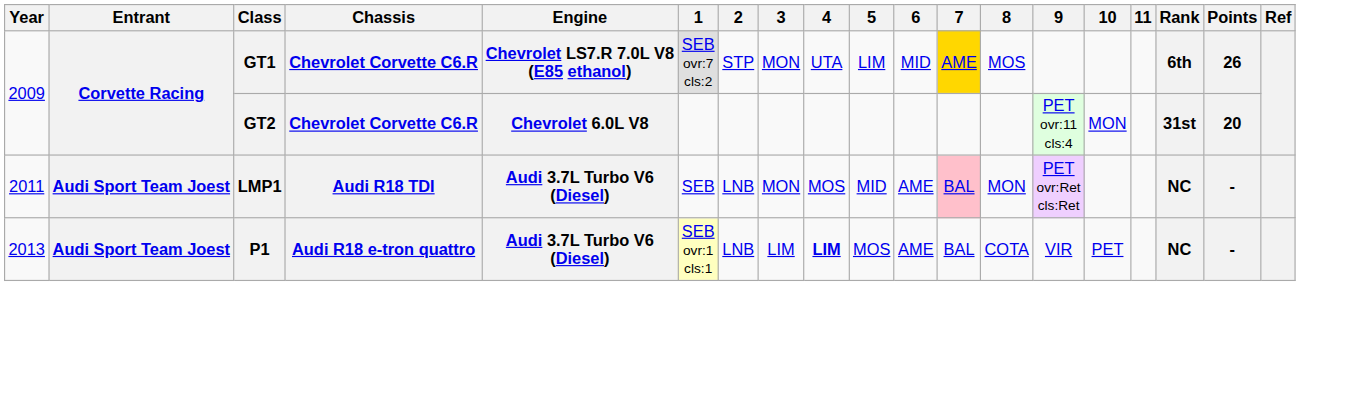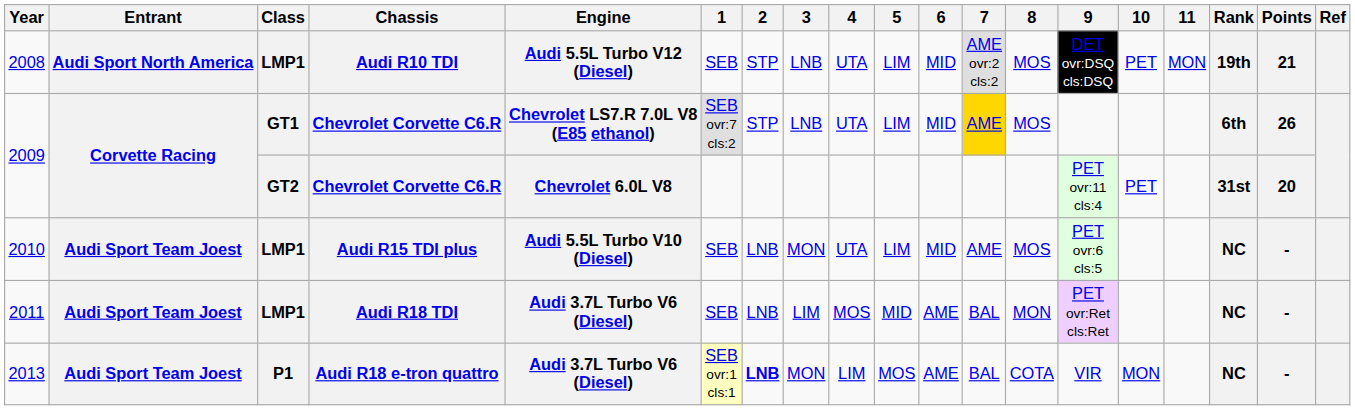+ row: (27, 62)
(781, 62) MON -> (806, 125) LNB
(1108, 125) MON -> (1141, 187) PET
+ row: (27, 249)
(781, 187) MON -> (806, 312) LIM
(959, 187) pink background -> (984, 312) no background
(738, 249) normal -> (763, 374) bold
(781, 249) LIM -> (806, 374) MON
(827, 249) bold -> (852, 374) normal
(1108, 249) PET -> (1141, 374) MON
